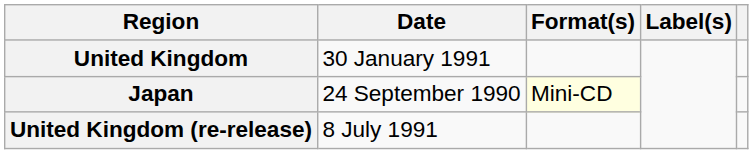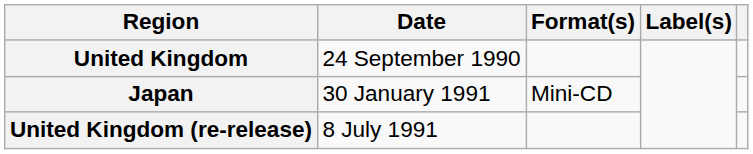(406, 58) 30 January 1991 -> (422, 58) 24 September 1990
(422, 93) 24 September 1990 -> (406, 93) 30 January 1991
(572, 93) lightyellow background -> (572, 93) no background
